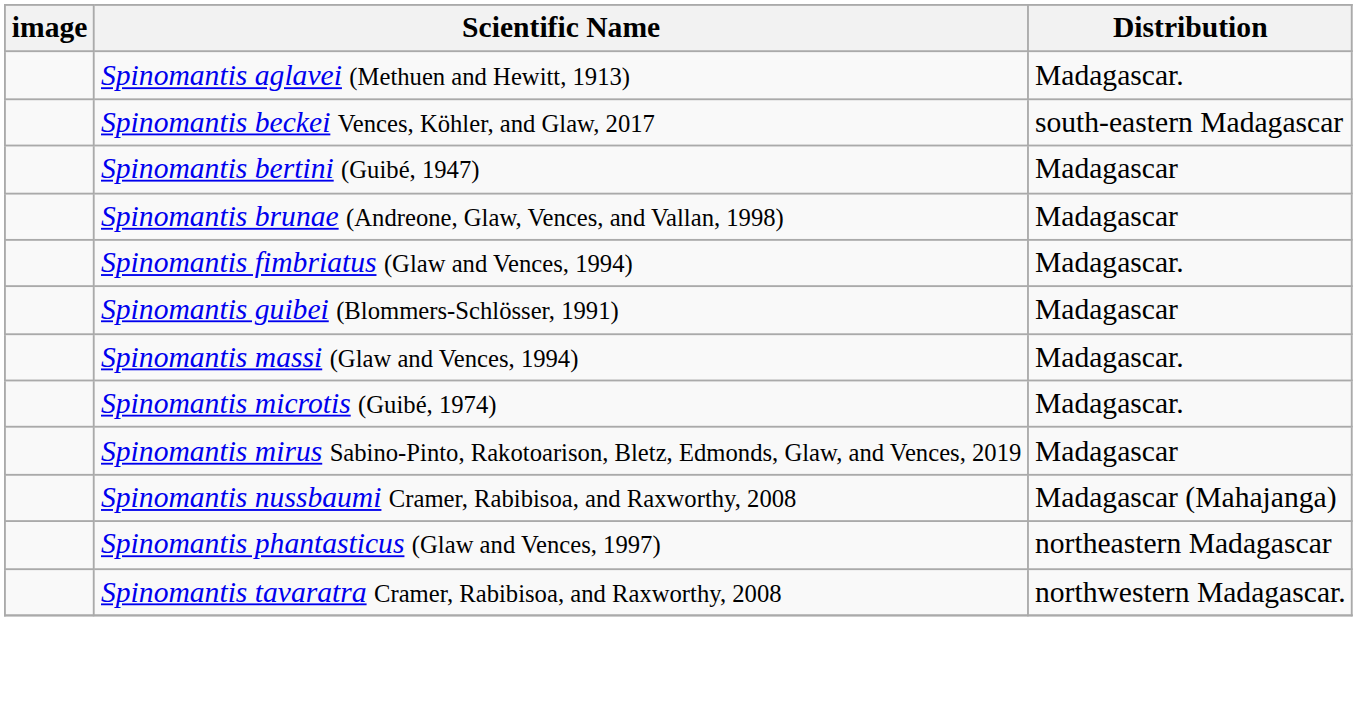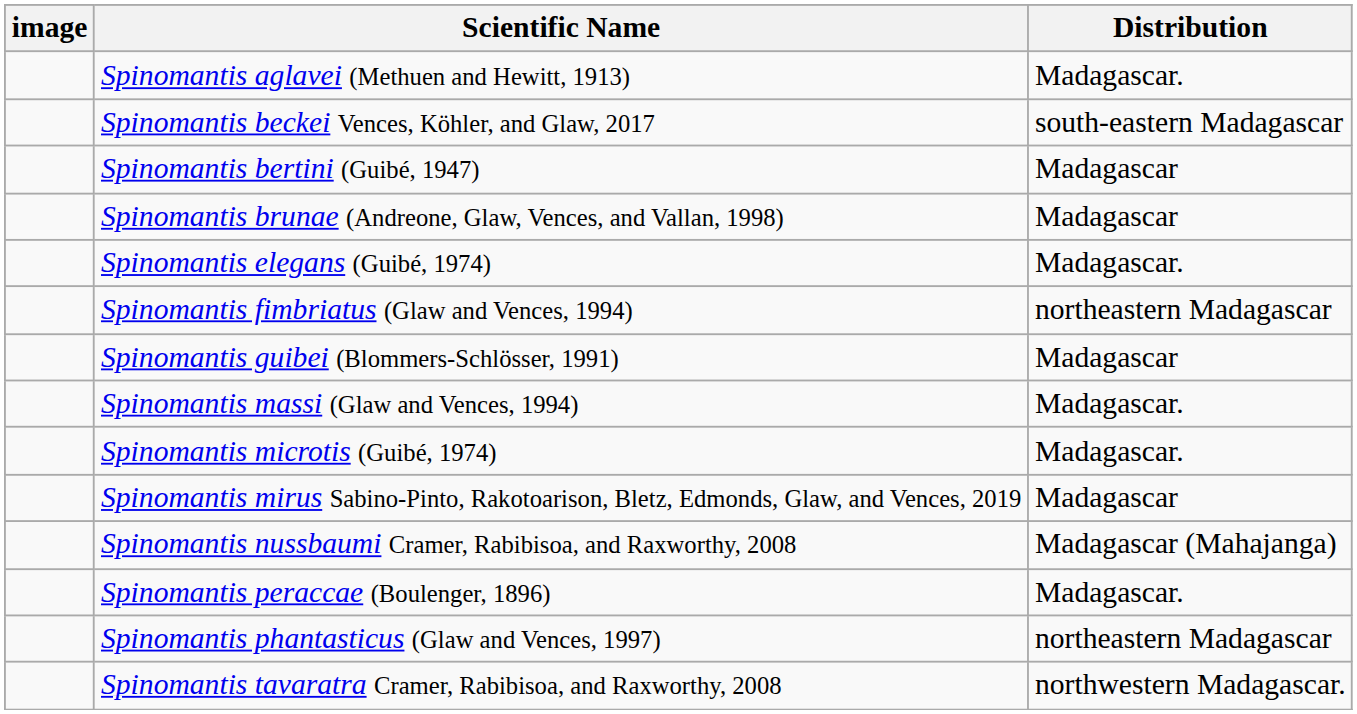+ row: (296, 262)
(1109, 262) Madagascar. -> (1183, 309) northeastern Madagascar
+ row: (326, 591)
